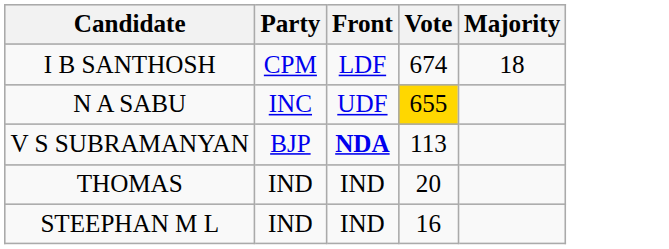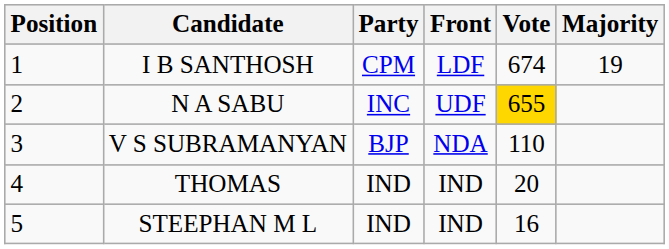+ column: (54, 24)
(512, 64) 18 -> (610, 64) 19
(362, 143) bold -> (461, 143) normal
(428, 143) 113 -> (527, 143) 110
